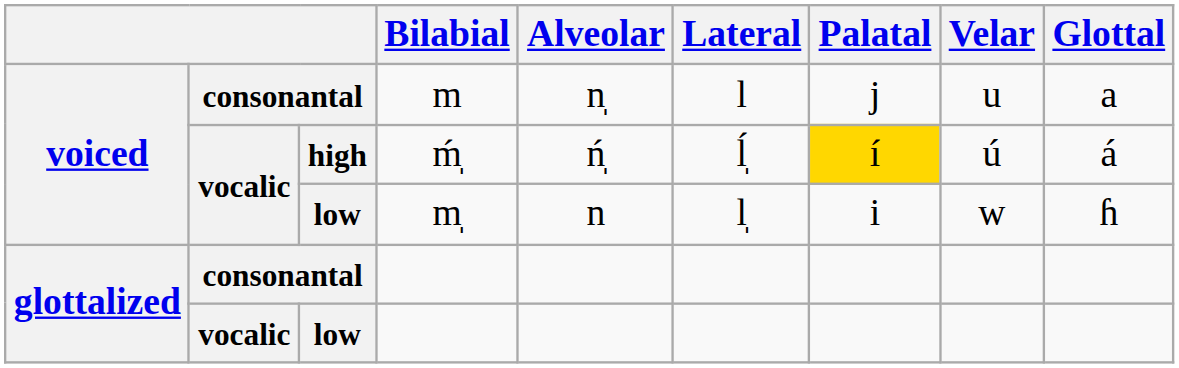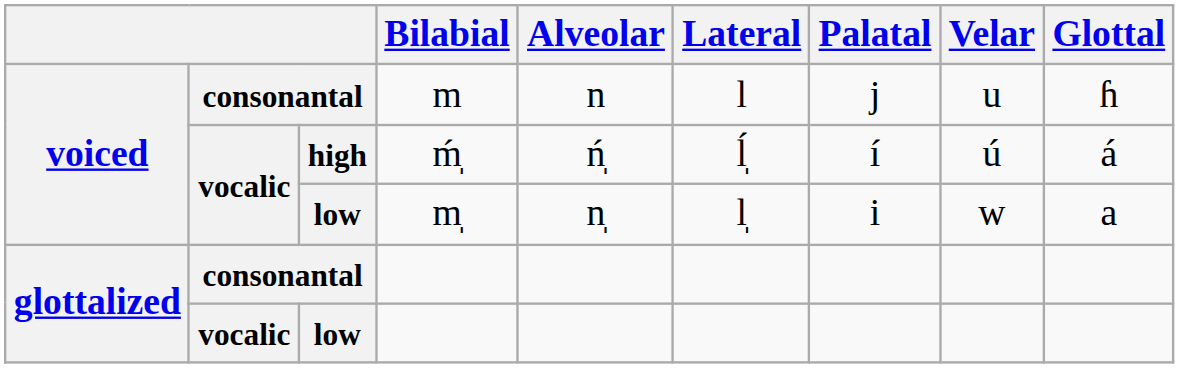(596, 93) n̩ -> (596, 93) n
(1109, 93) a -> (1109, 93) ɦ
(875, 153) gold background -> (875, 153) no background
(596, 213) n -> (596, 213) n̩
(1109, 213) ɦ -> (1109, 213) a
